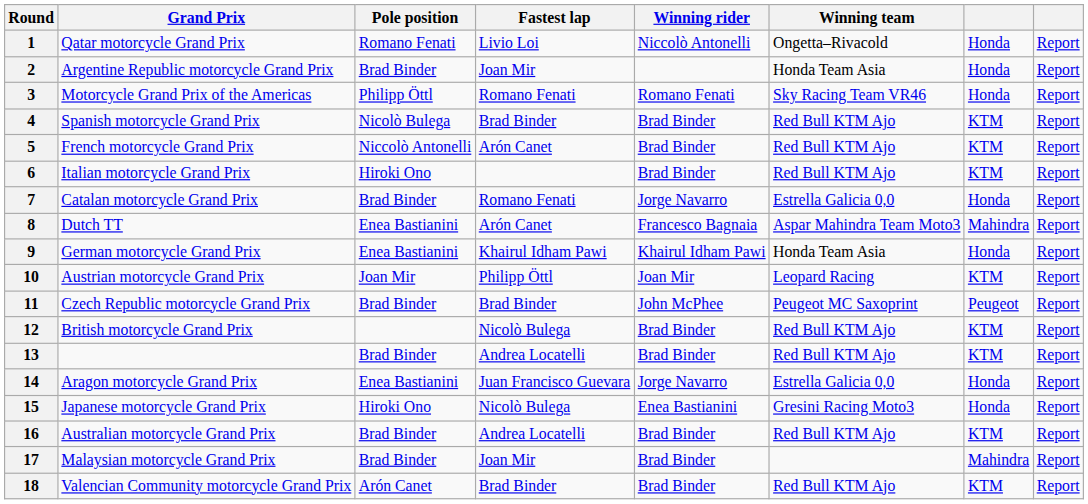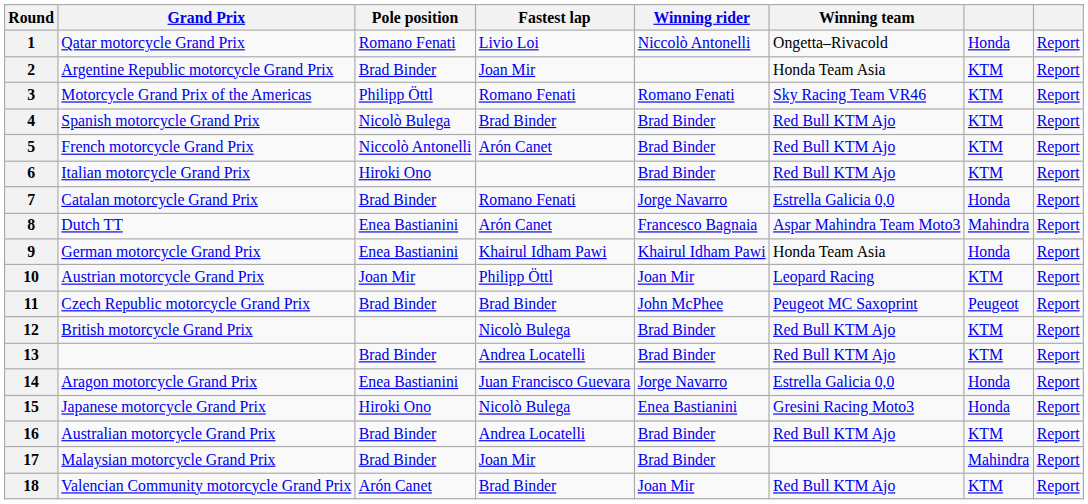(989, 69) Honda -> (985, 69) KTM
(989, 95) Honda -> (985, 95) KTM
(677, 485) Brad Binder -> (666, 485) Joan Mir
